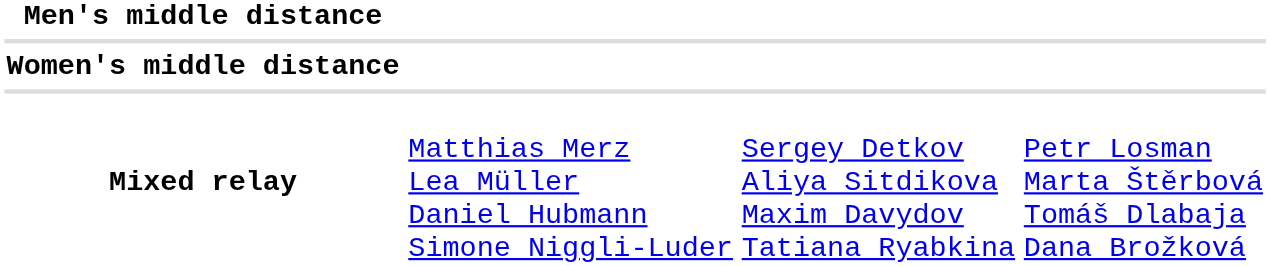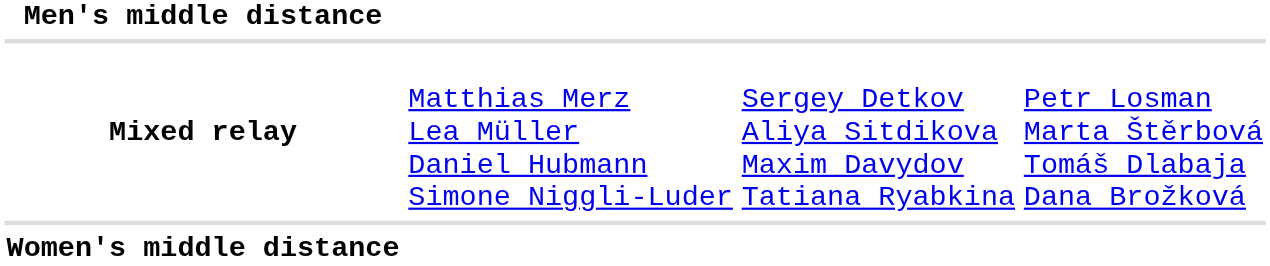rows swapped: (203, 66) <-> (203, 182)
